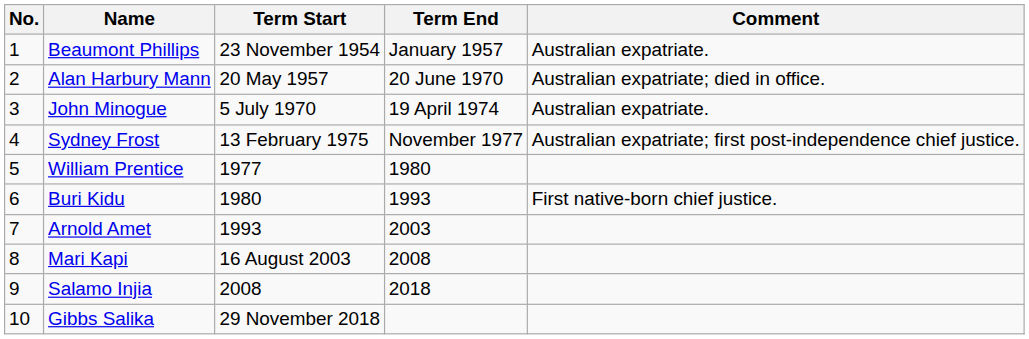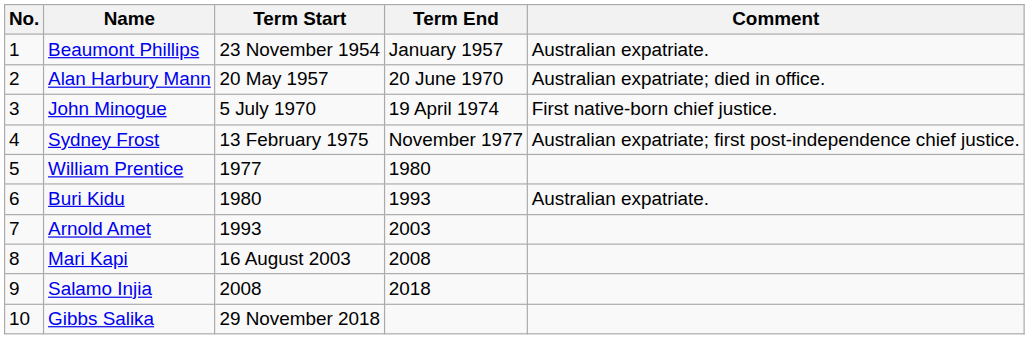(620, 109) Australian expatriate. -> (655, 109) First native-born chief justice.
(655, 199) First native-born chief justice. -> (620, 199) Australian expatriate.
